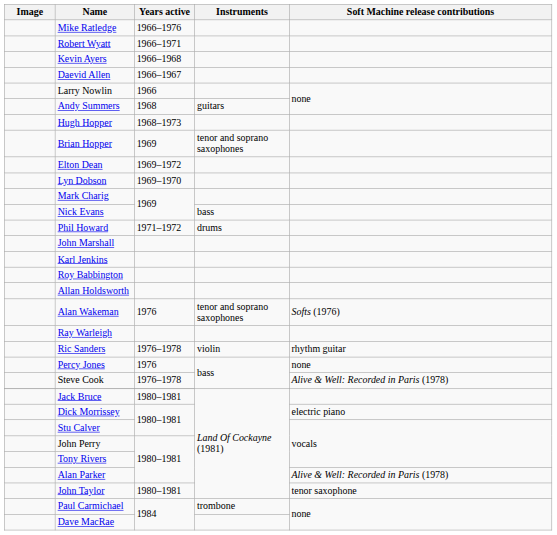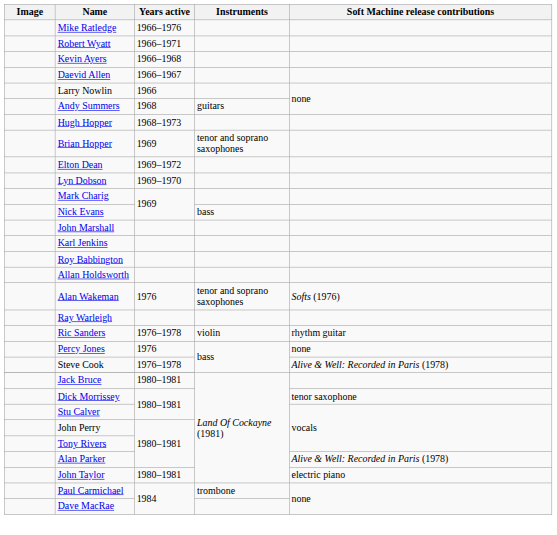- row: (83, 228)
(318, 412) electric piano -> (324, 396) tenor saxophone
(324, 490) tenor saxophone -> (318, 475) electric piano
